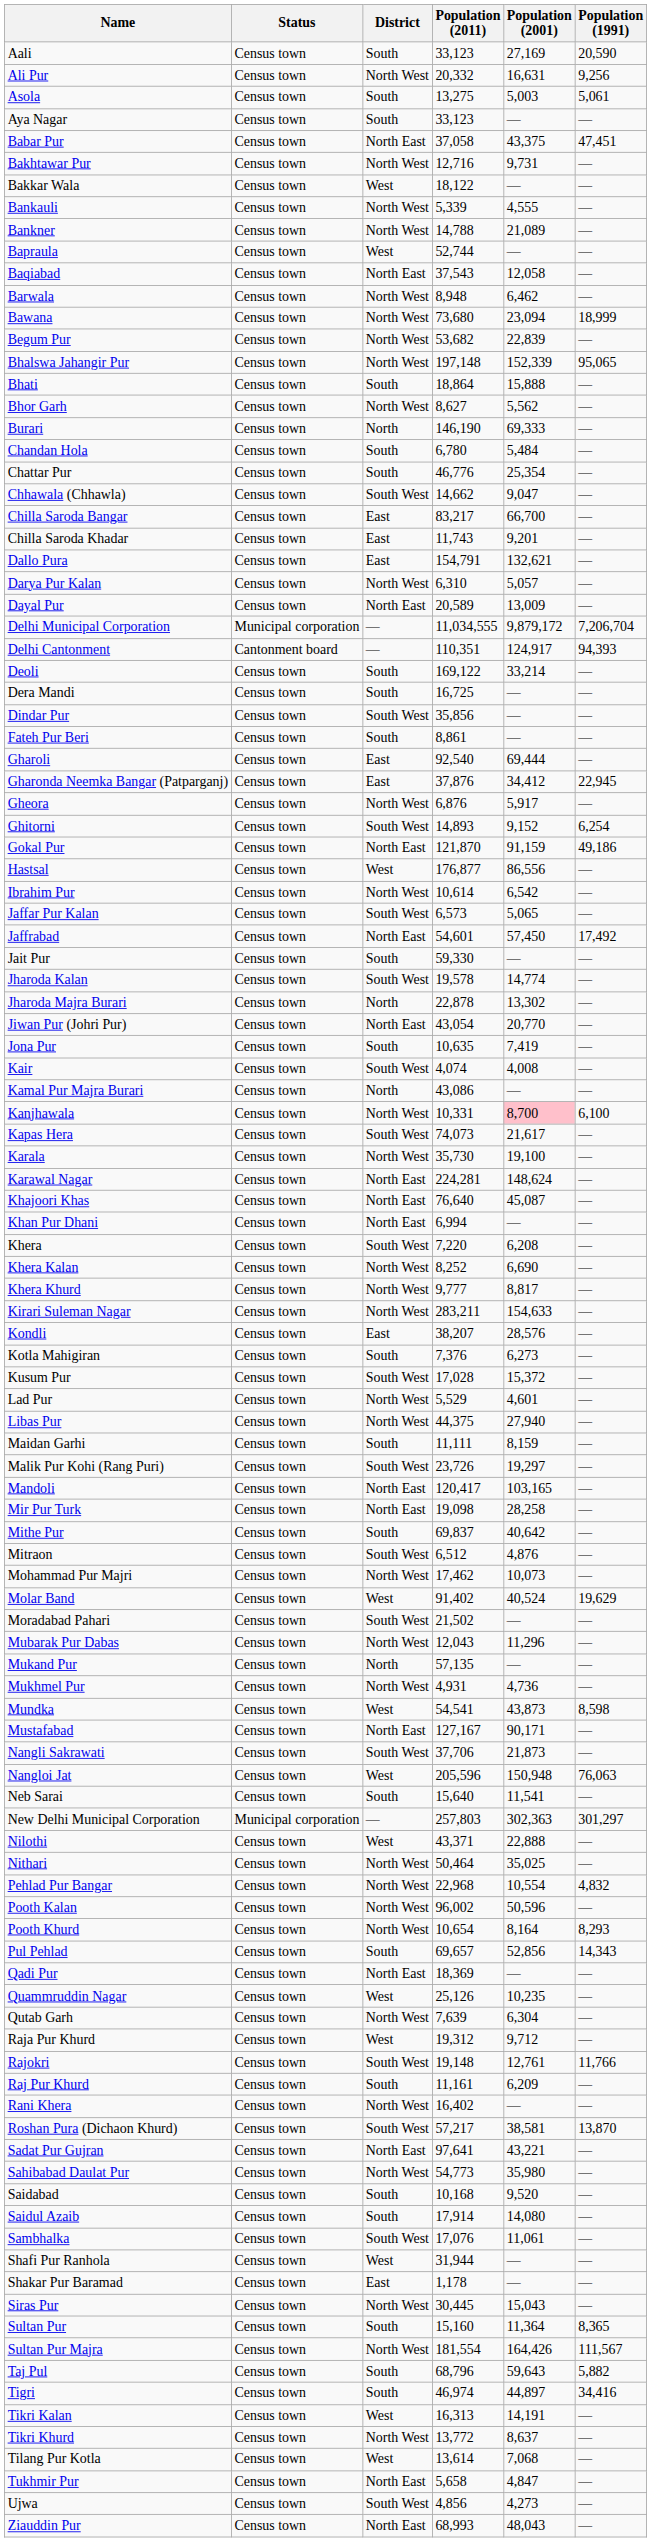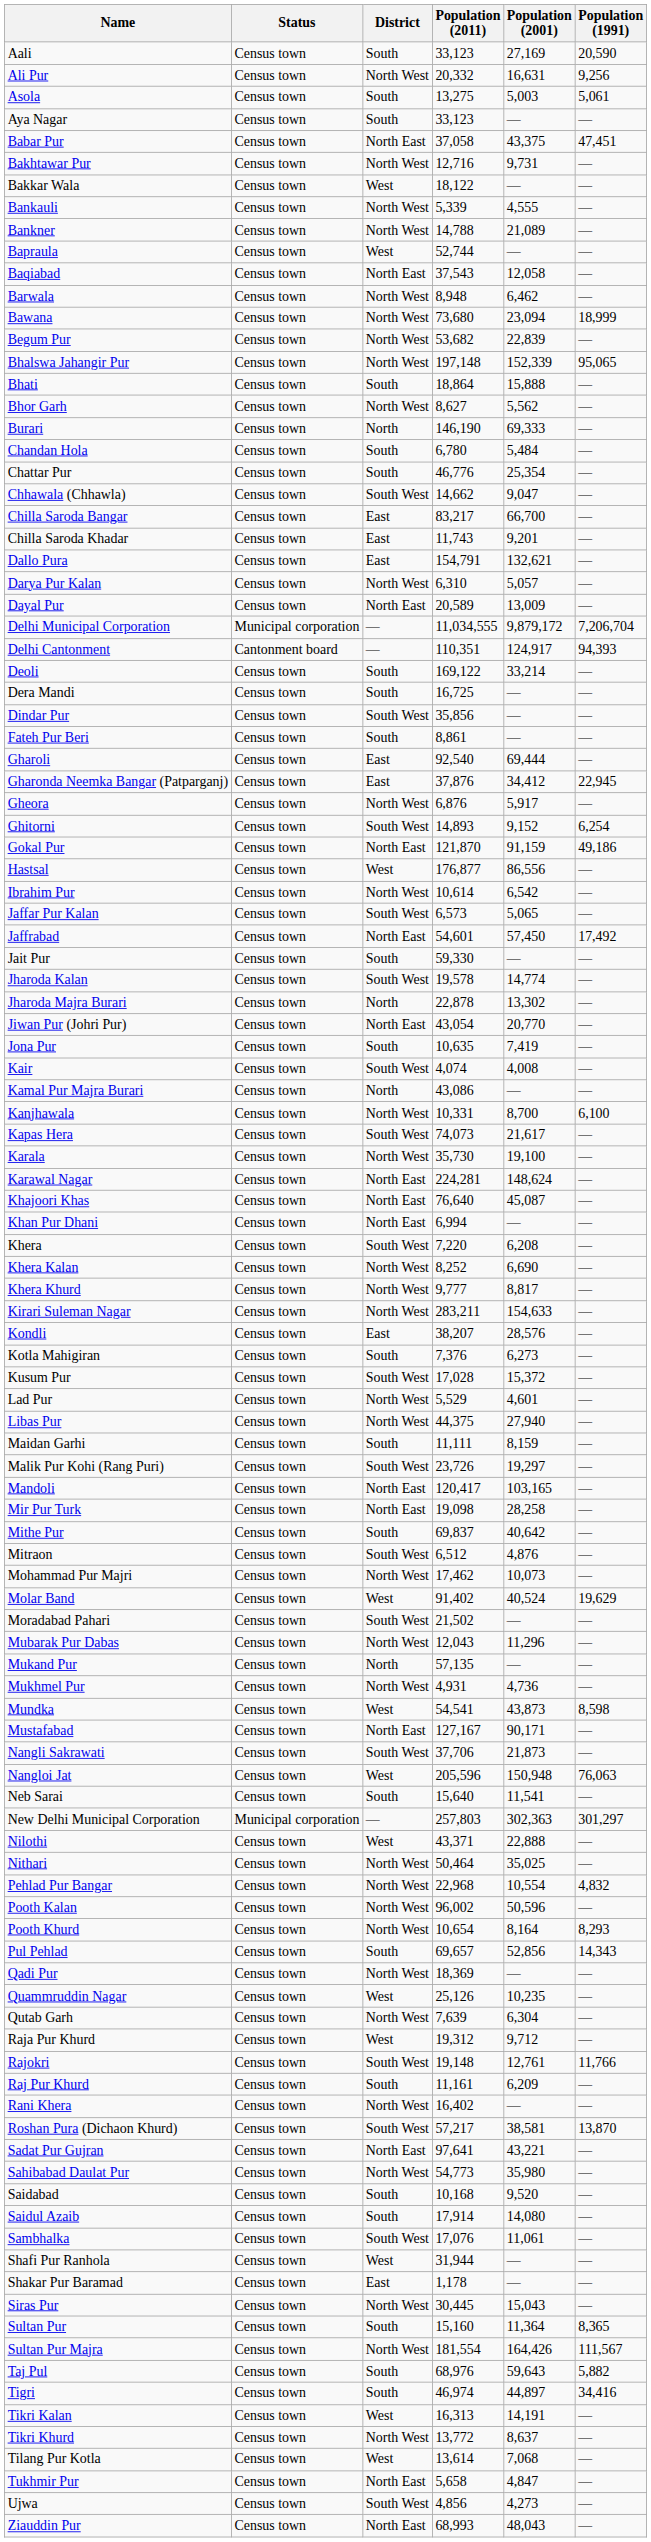(522, 1112) pink background -> (522, 1112) no background
(396, 1973) North East -> (397, 1973) North West
(455, 2371) 68,796 -> (455, 2371) 68,976
